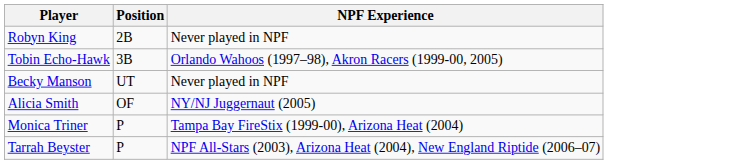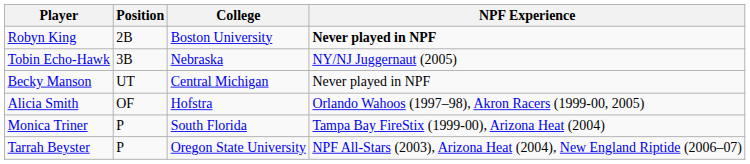+ column: (238, 15)
(230, 37) normal -> (374, 37) bold
(337, 59) Orlando Wahoos (1997–98), Akron Racers (1999-00, 2005) -> (385, 59) NY/NJ Juggernaut (2005)
(243, 103) NY/NJ Juggernaut (2005) -> (478, 103) Orlando Wahoos (1997–98), Akron Racers (1999-00, 2005)
